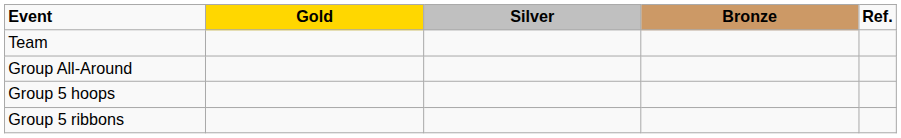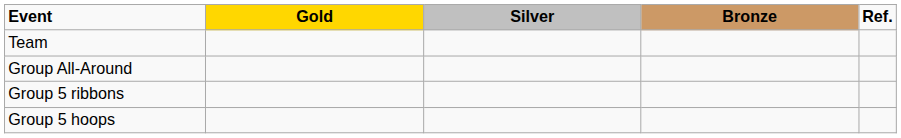rows swapped: (62, 94) <-> (66, 119)
